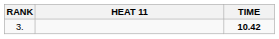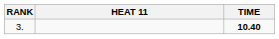(249, 27) 10.42 -> (249, 27) 10.40
